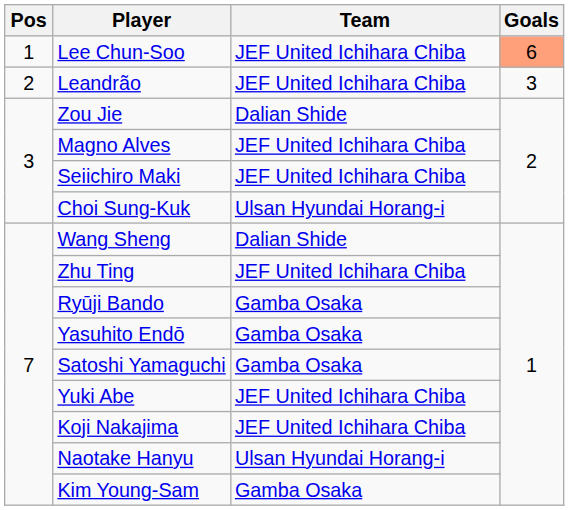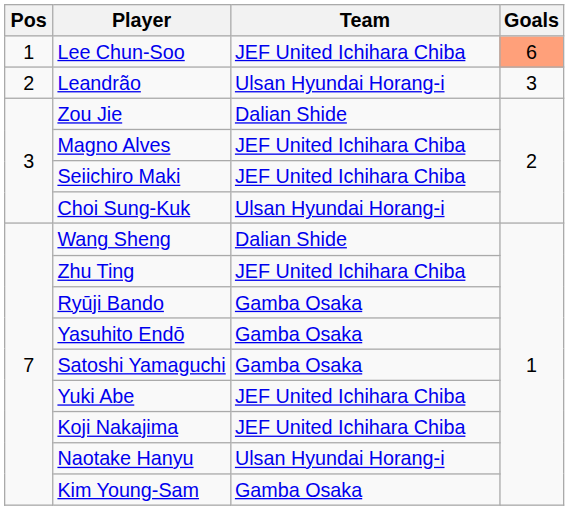(350, 83) JEF United Ichihara Chiba -> (340, 83) Ulsan Hyundai Horang-i
